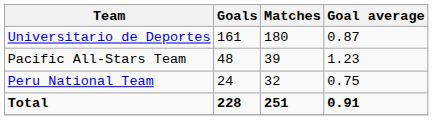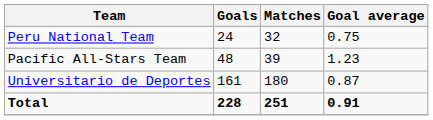rows swapped: (109, 38) <-> (81, 82)
